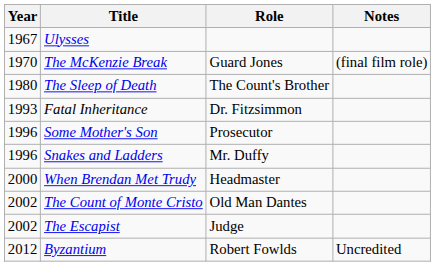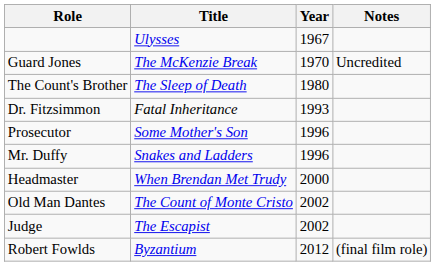columns swapped: (23, 16) <-> (269, 16)
(382, 62) (final film role) -> (369, 62) Uncredited
(369, 249) Uncredited -> (382, 249) (final film role)
